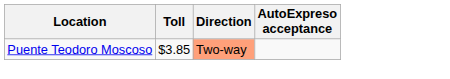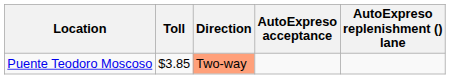+ column: (393, 29)
